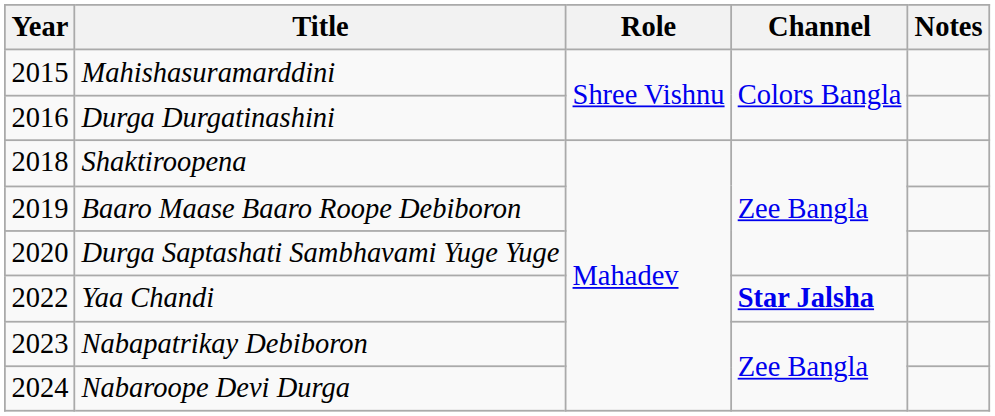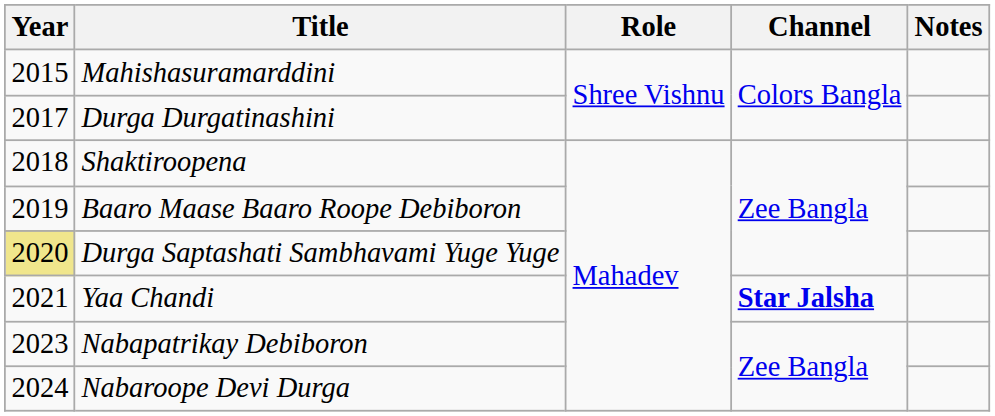(40, 117) 2016 -> (40, 117) 2017
(40, 252) no background -> (40, 252) khaki background
(40, 298) 2022 -> (40, 298) 2021
